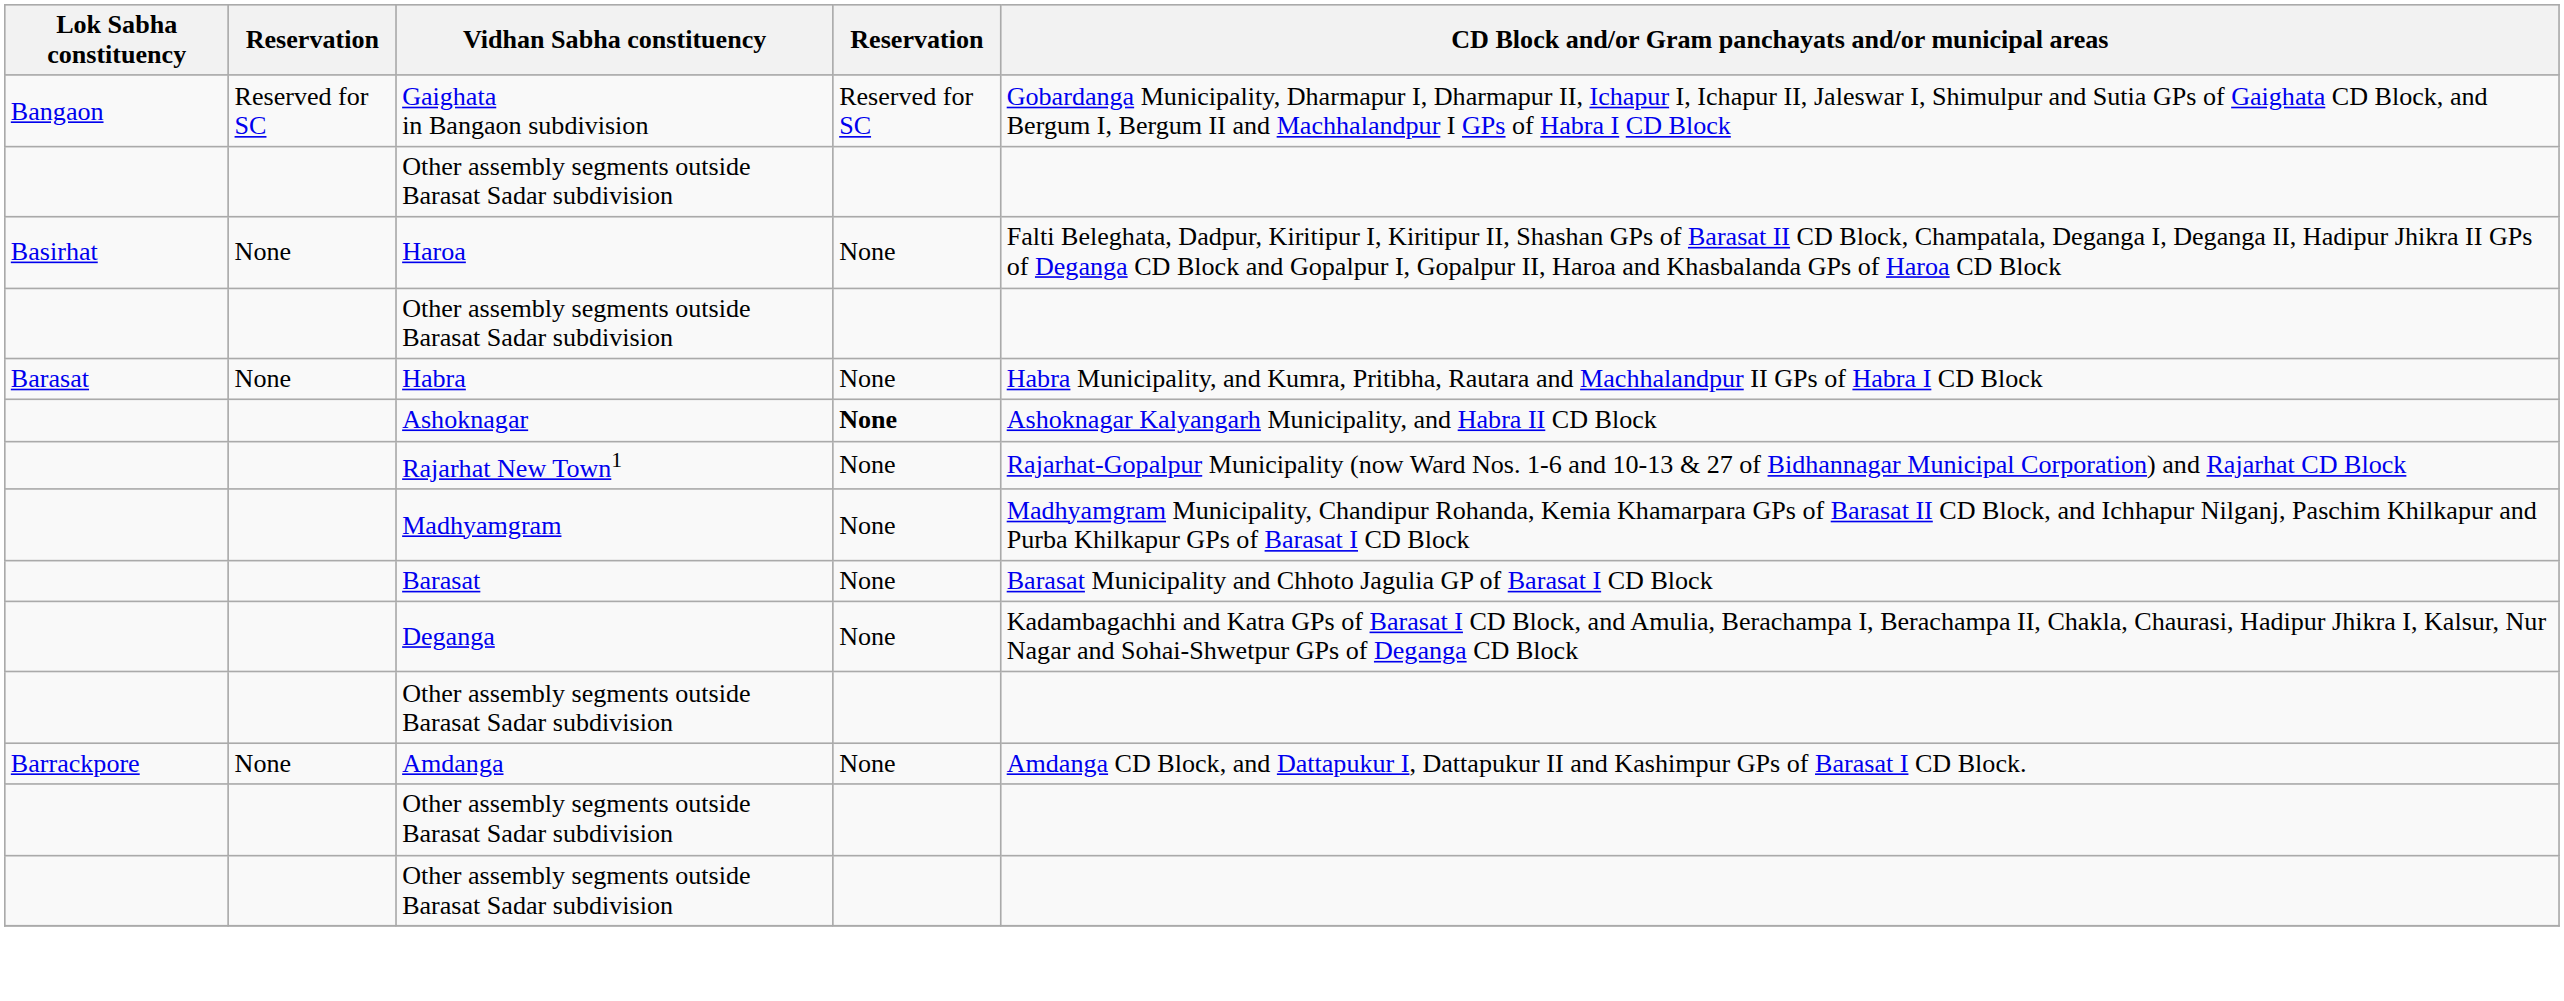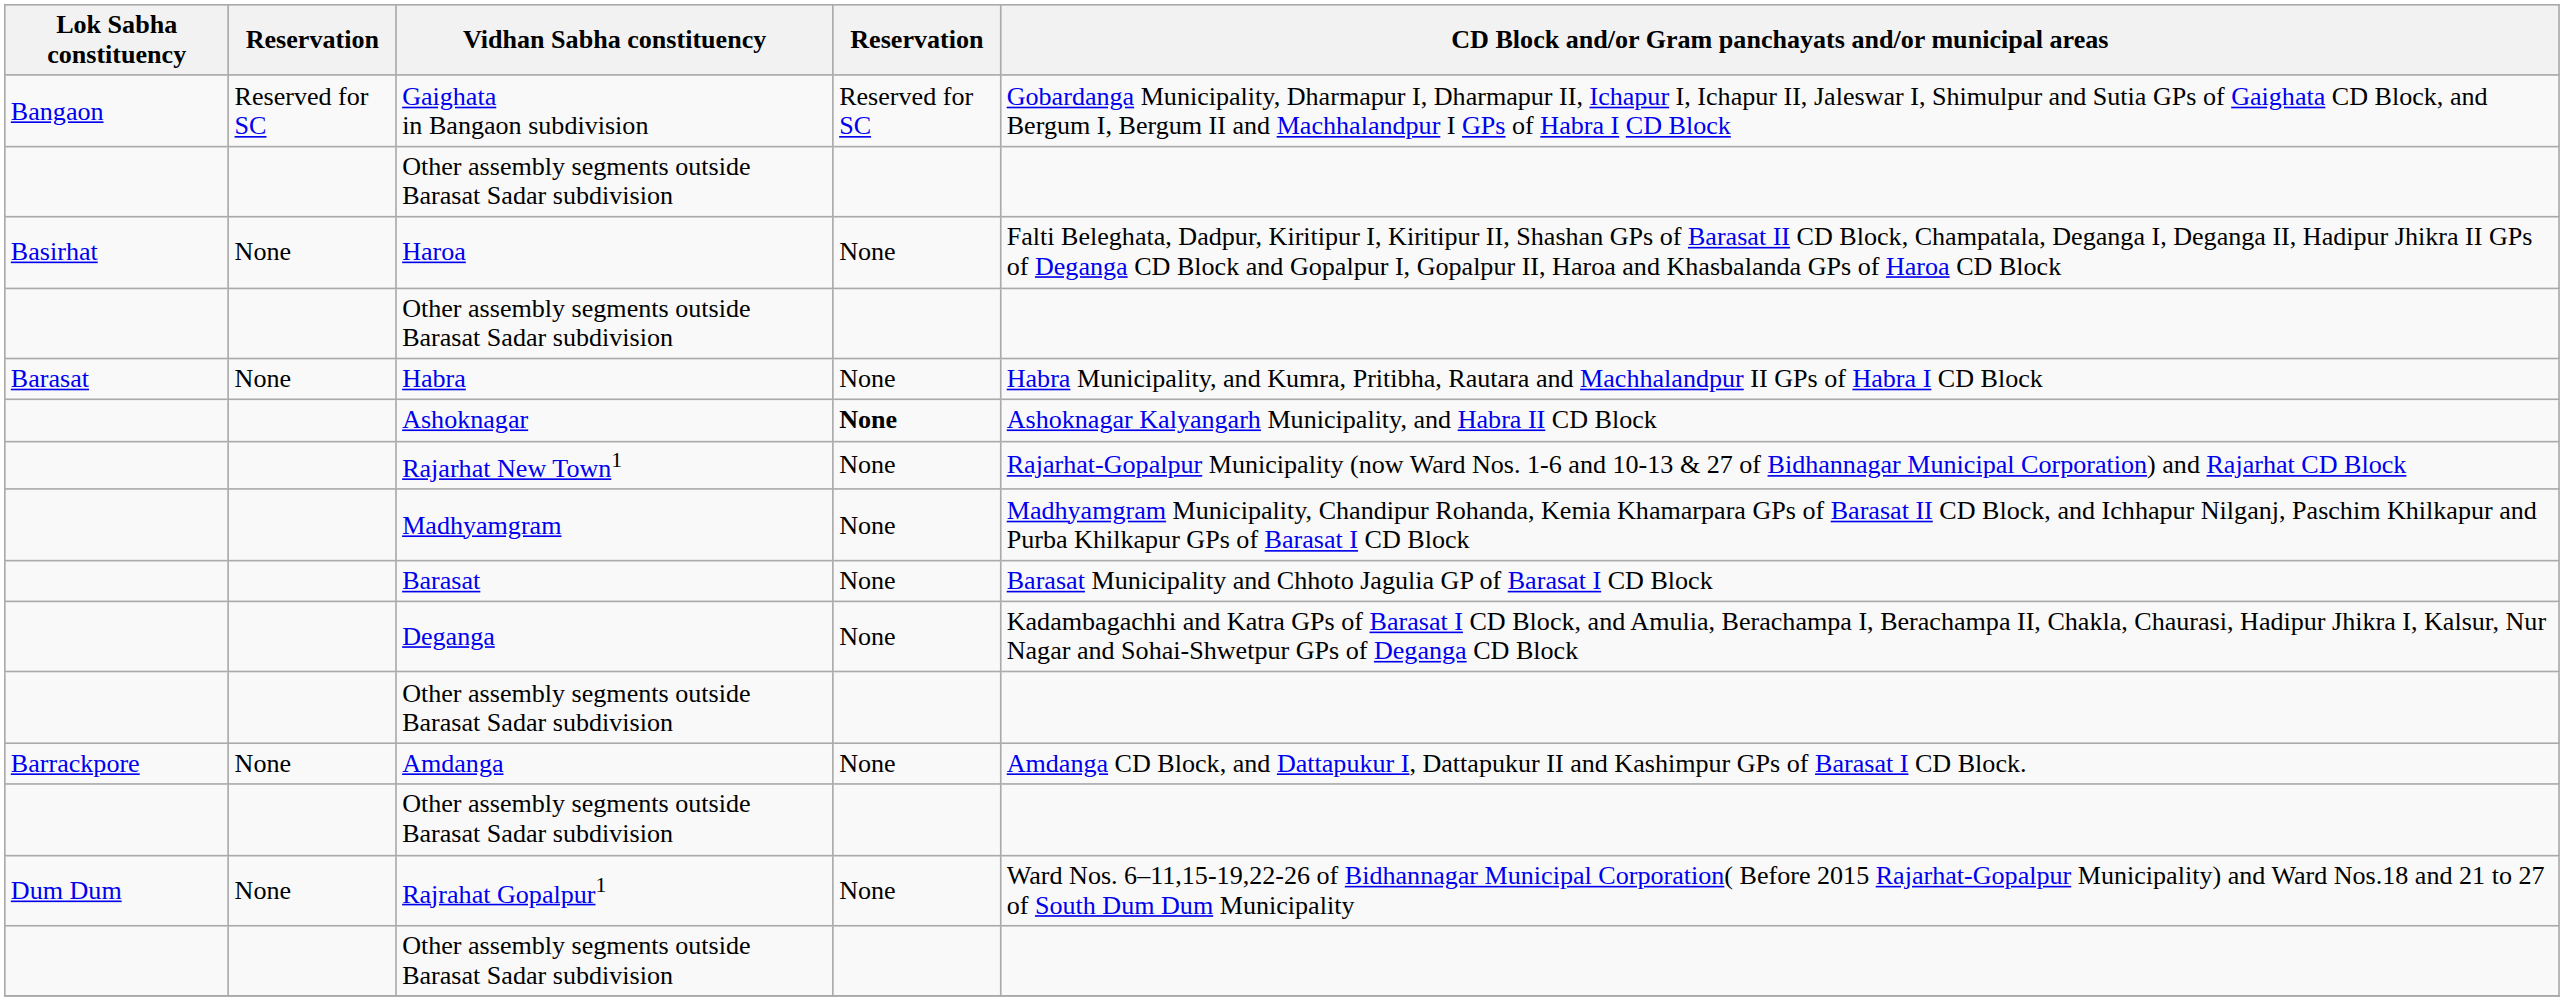+ row: (66, 890)
